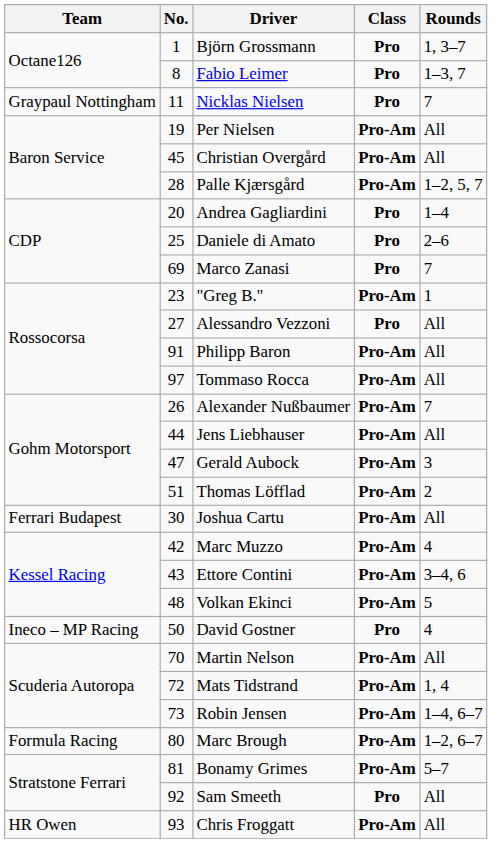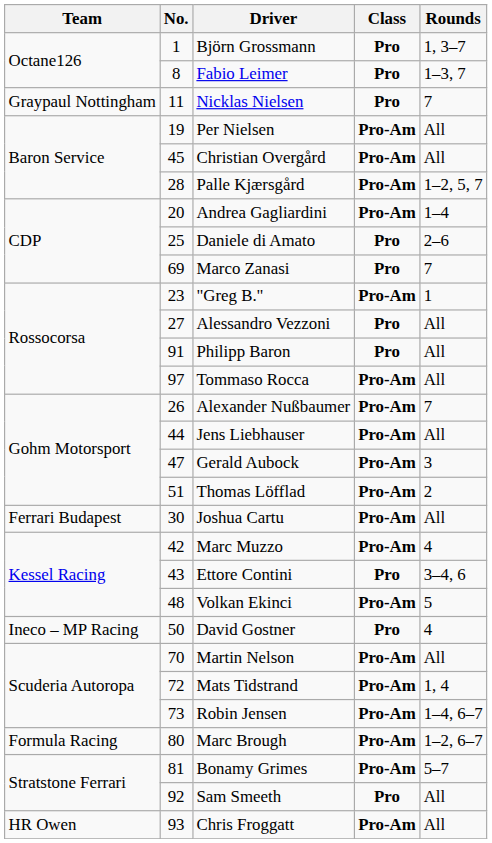(387, 213) Pro -> (387, 213) Pro-Am
(387, 352) Pro-Am -> (387, 352) Pro
(387, 574) Pro-Am -> (387, 574) Pro
